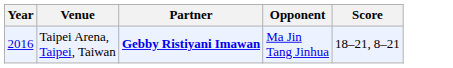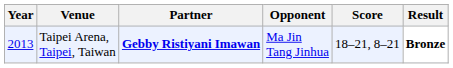+ column: (425, 15)
(20, 44) 2016 -> (20, 44) 2013
